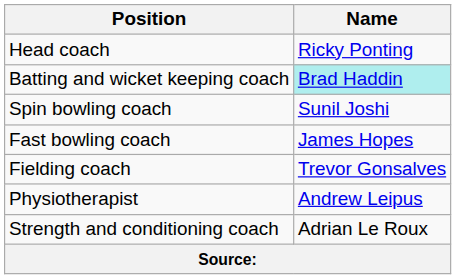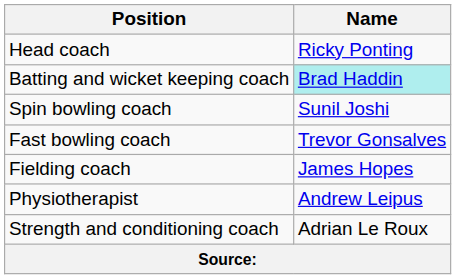(356, 139) James Hopes -> (372, 139) Trevor Gonsalves
(372, 169) Trevor Gonsalves -> (356, 169) James Hopes
